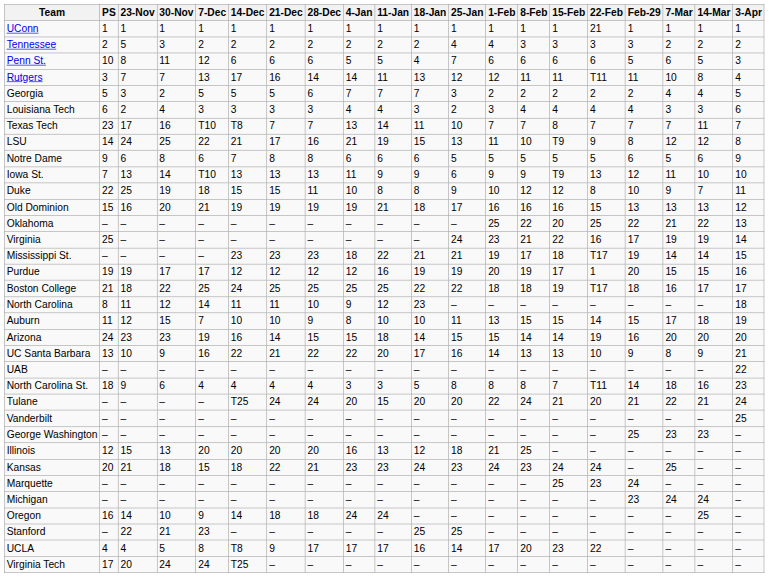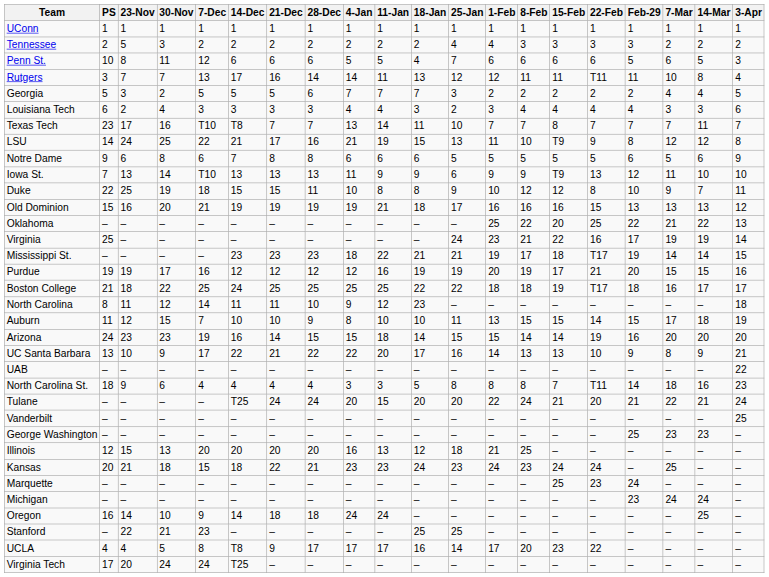(596, 28) 21 -> (593, 28) 1
(204, 272) 17 -> (204, 272) 16
(593, 272) 1 -> (596, 272) 21
(204, 353) 16 -> (204, 353) 17
